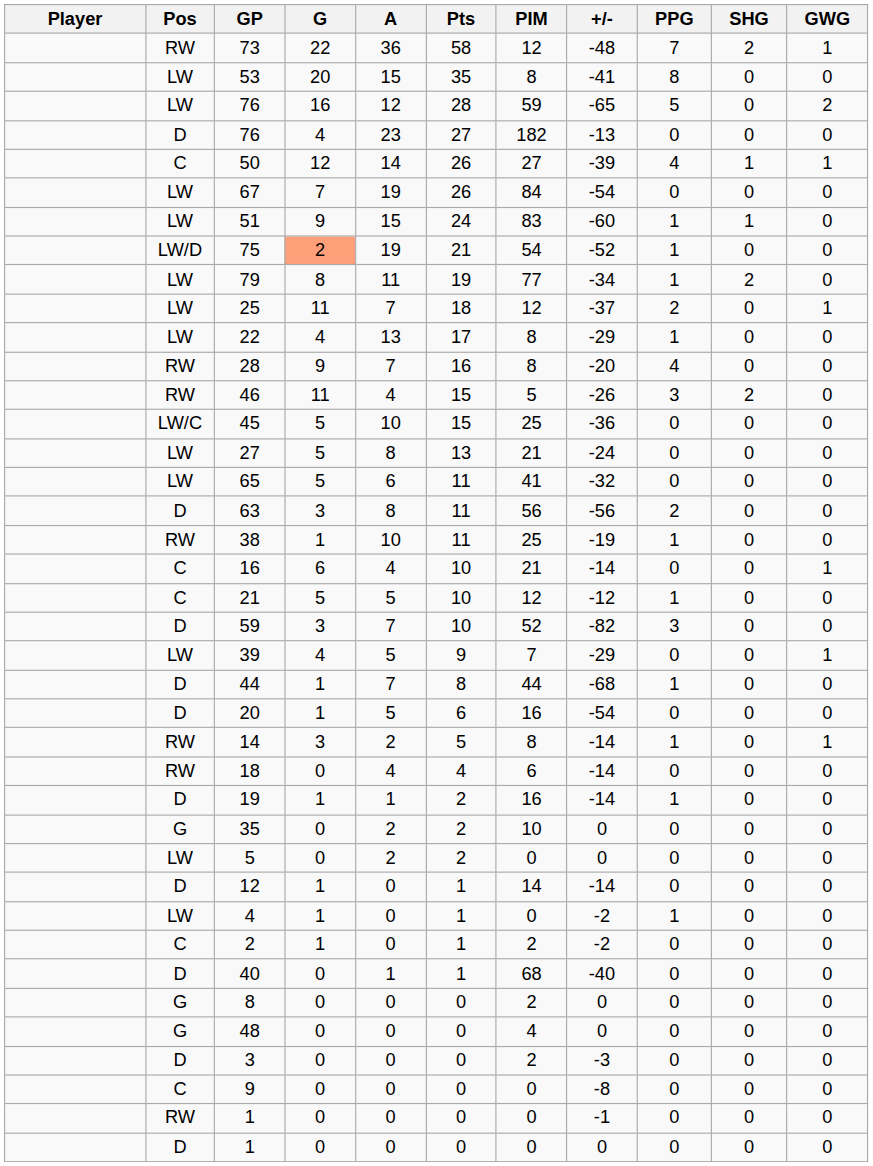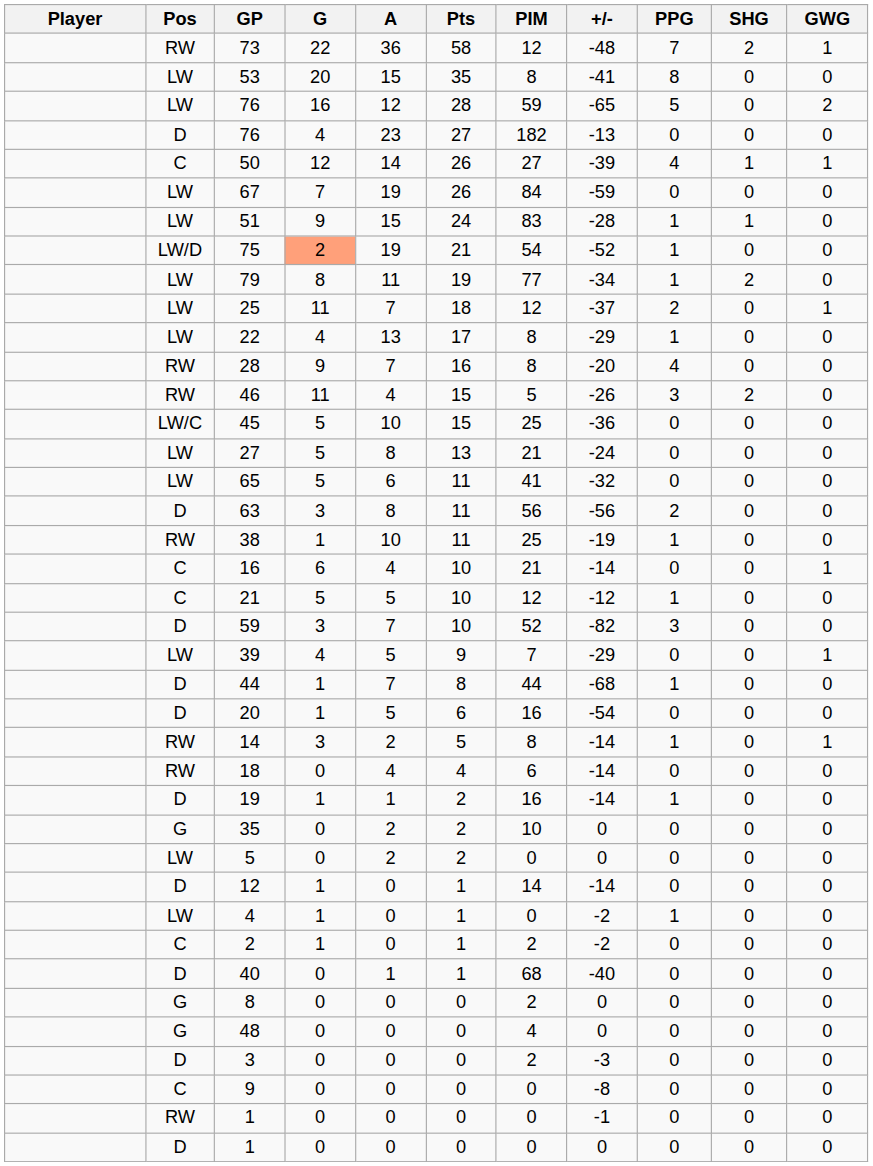(602, 192) -54 -> (602, 192) -59
(602, 221) -60 -> (602, 221) -28
